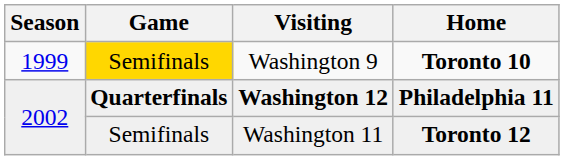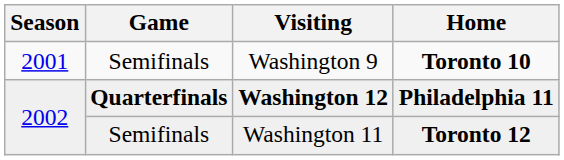(45, 60) 1999 -> (45, 60) 2001
(159, 60) gold background -> (159, 60) no background
